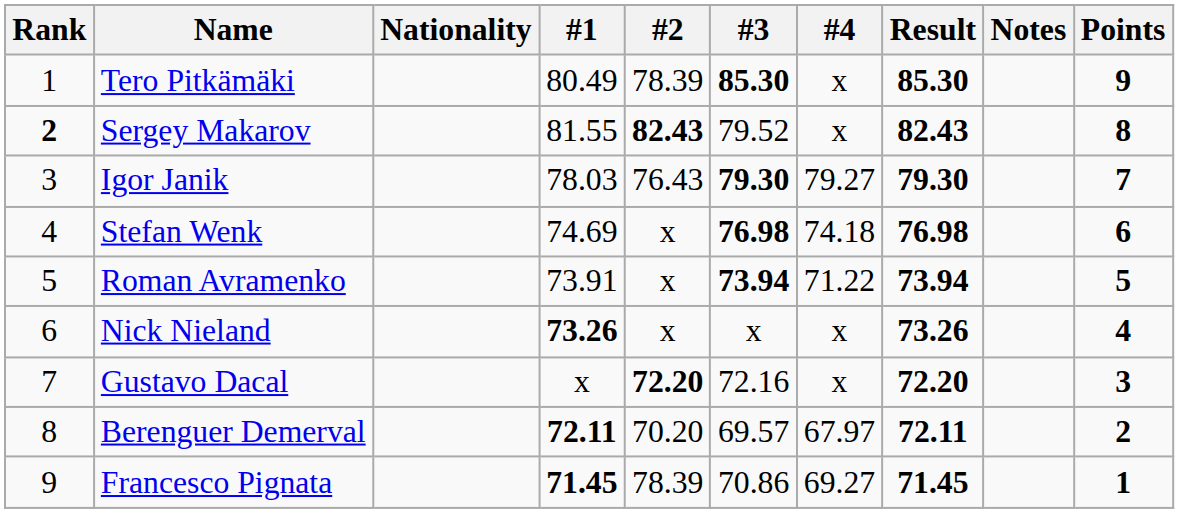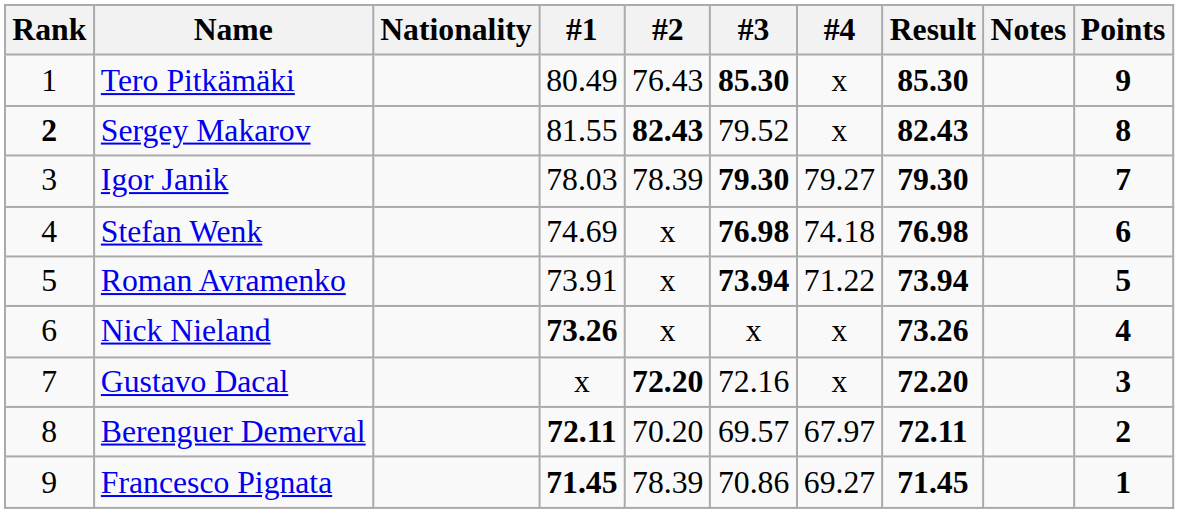(668, 79) 78.39 -> (668, 79) 76.43
(668, 180) 76.43 -> (668, 180) 78.39
